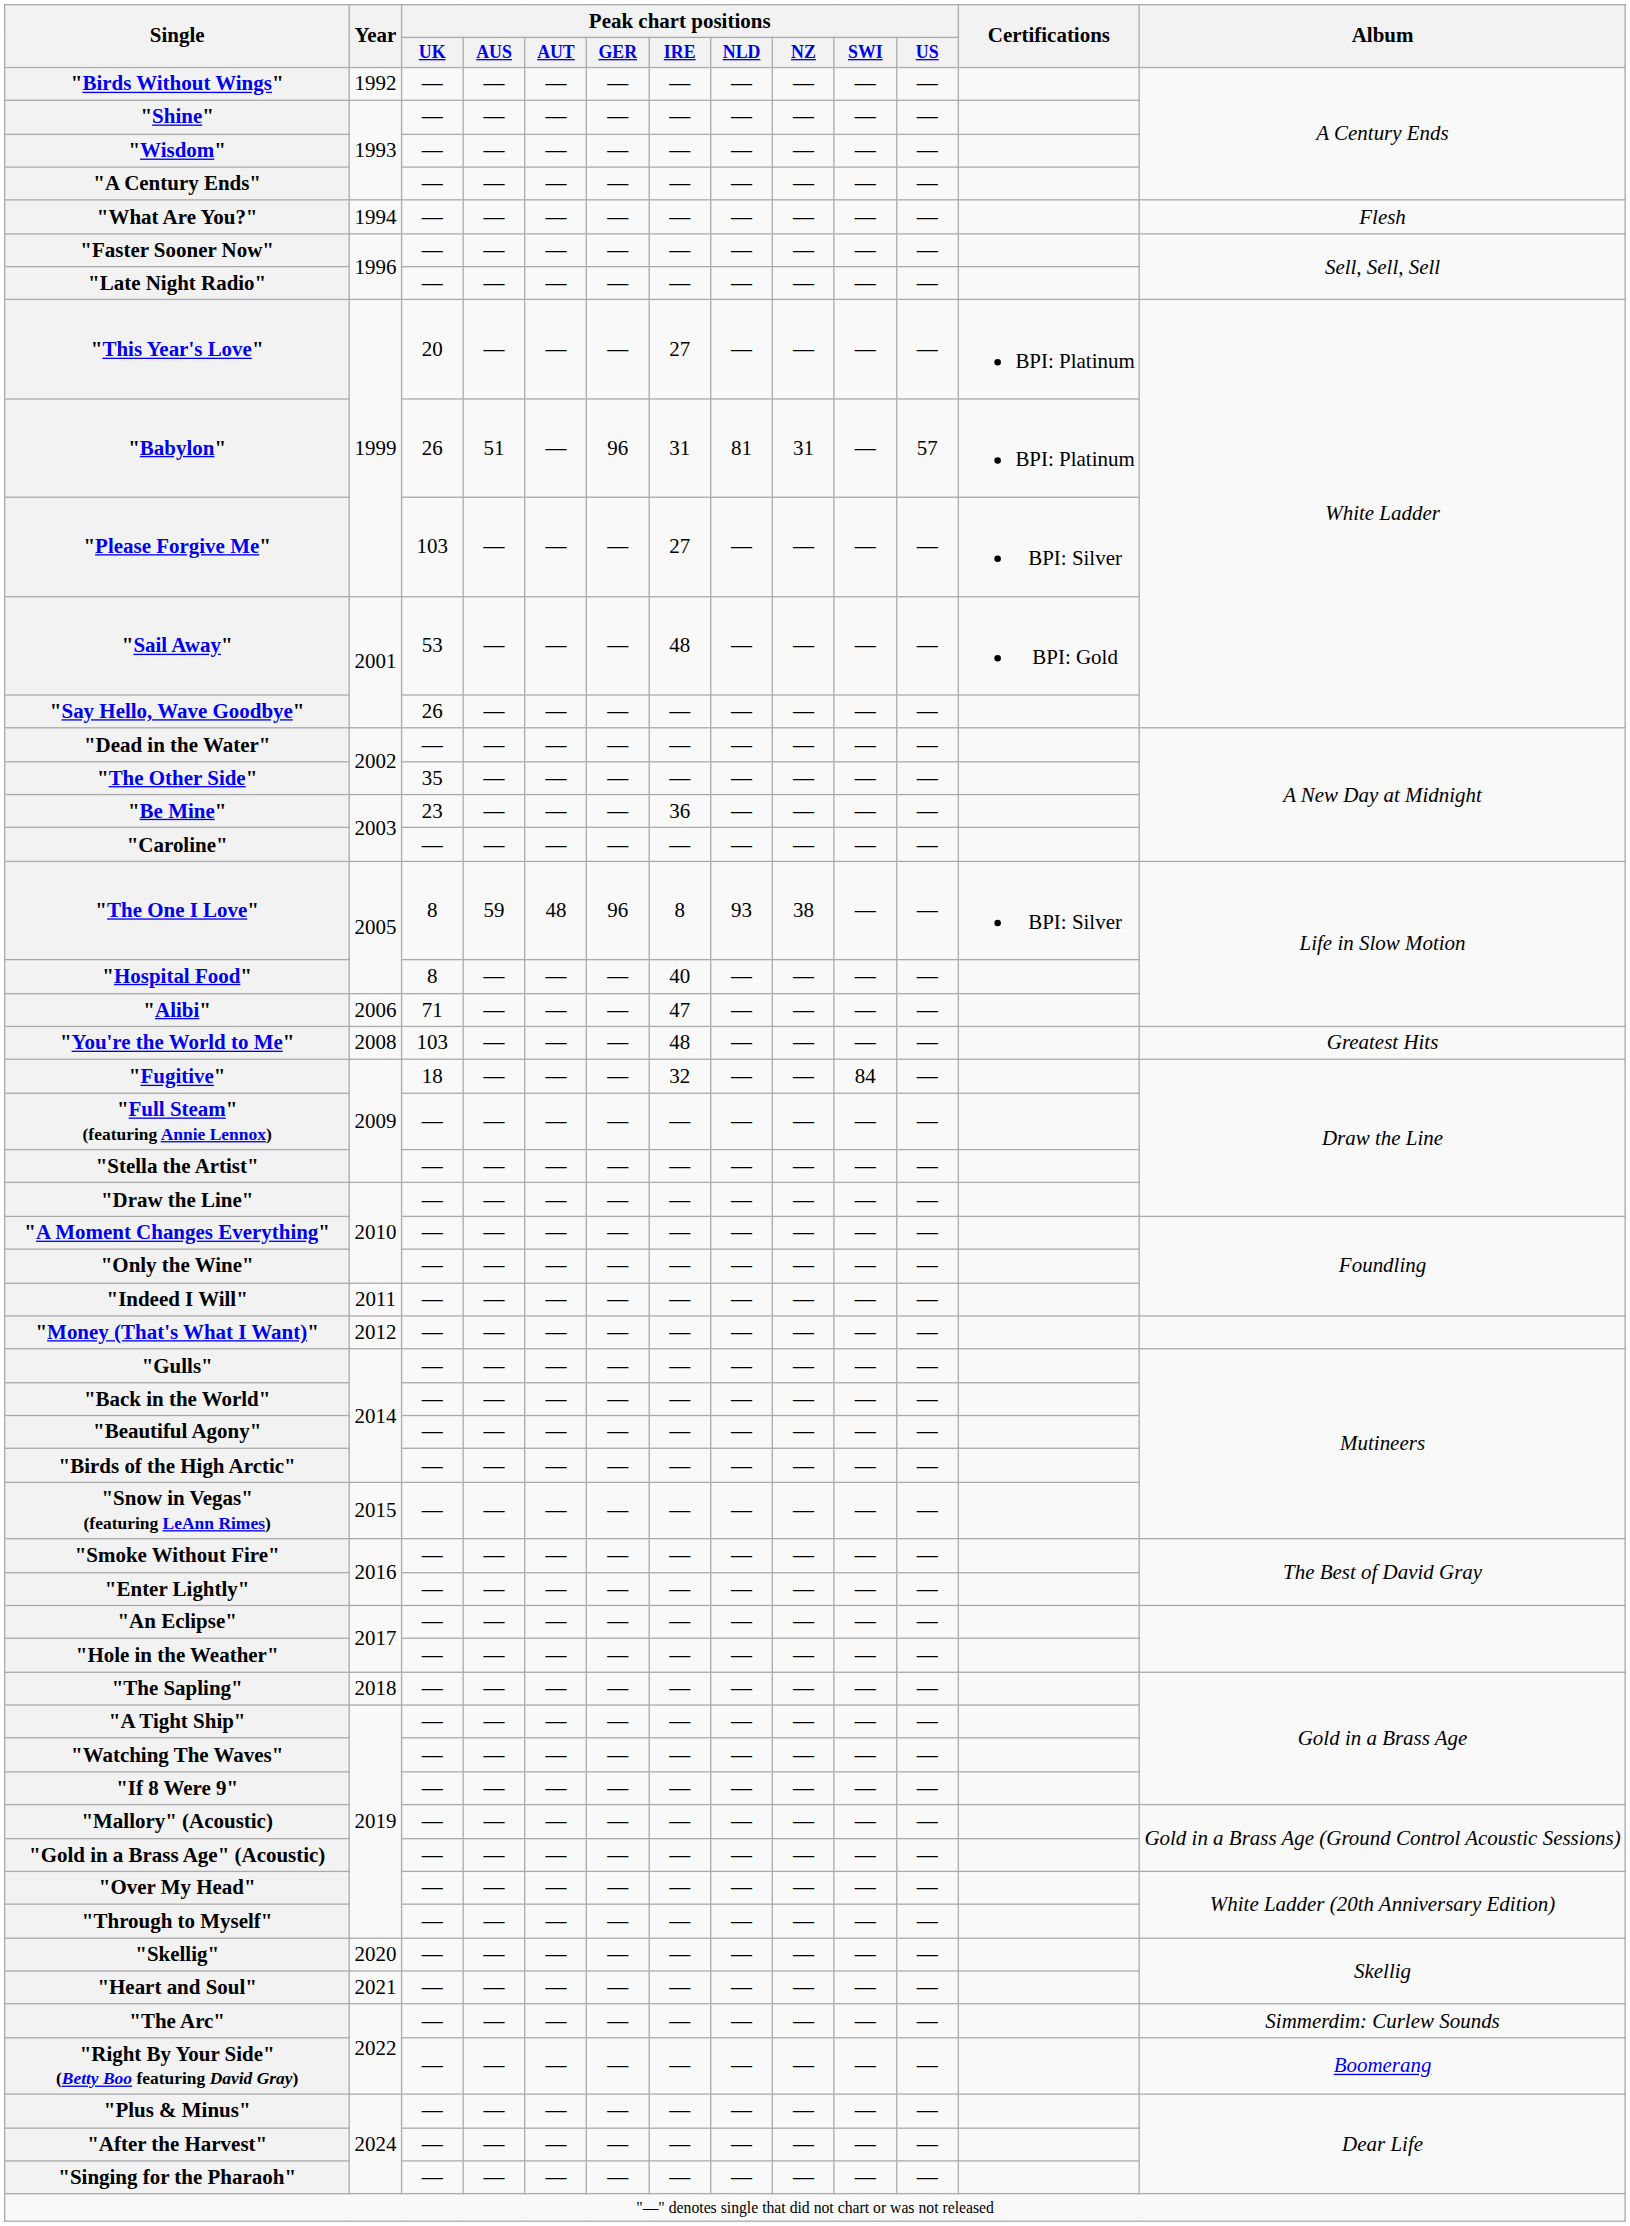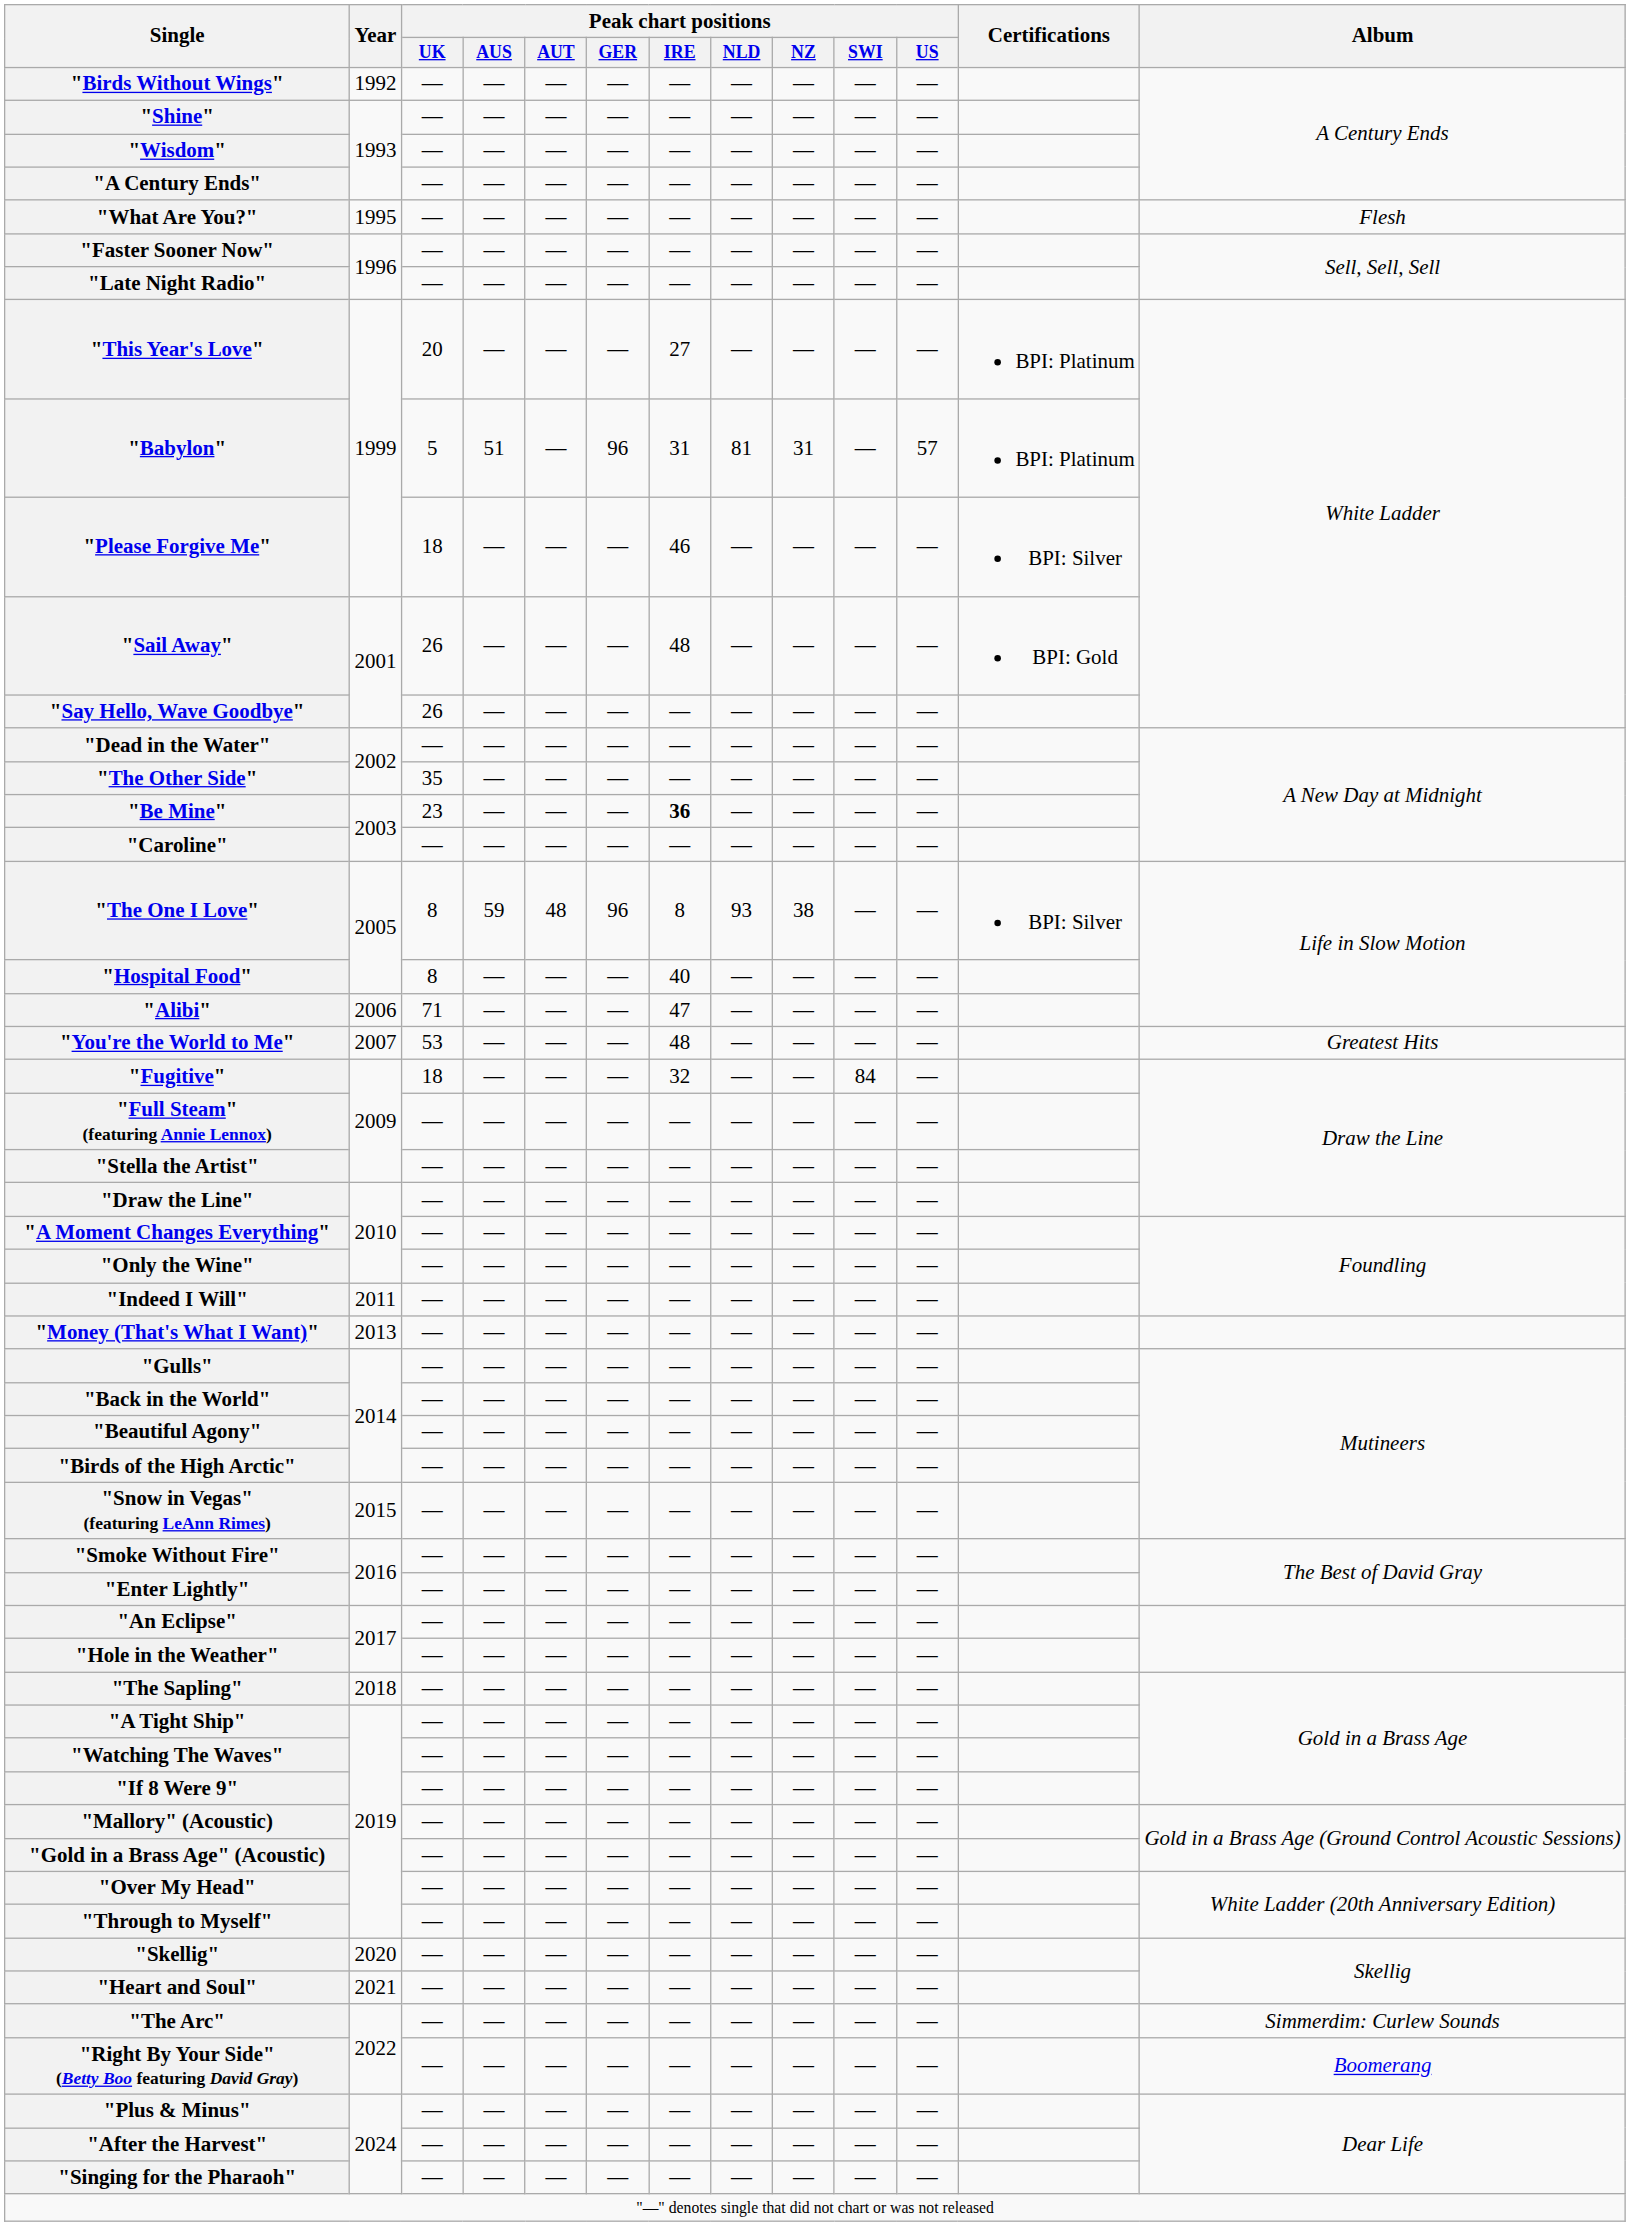(375, 216) 1994 -> (375, 216) 1995
(432, 447) 26 -> (432, 447) 5
(432, 546) 103 -> (432, 546) 18
(680, 546) 27 -> (680, 546) 46
(432, 645) 53 -> (432, 645) 26
(680, 811) normal -> (680, 811) bold
(375, 1042) 2008 -> (375, 1042) 2007
(432, 1042) 103 -> (432, 1042) 53
(375, 1332) 2012 -> (375, 1332) 2013
